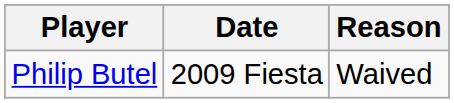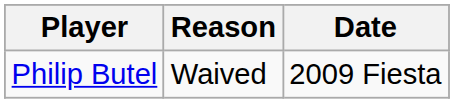columns swapped: (247, 27) <-> (389, 27)
